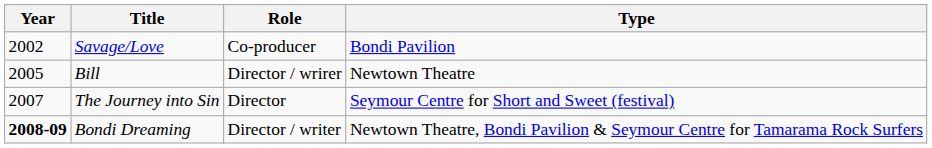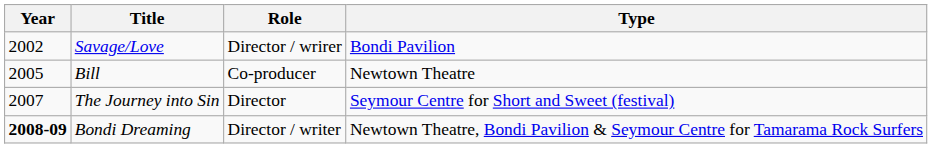(272, 45) Co-producer -> (285, 45) Director / wrirer
(285, 73) Director / wrirer -> (272, 73) Co-producer
